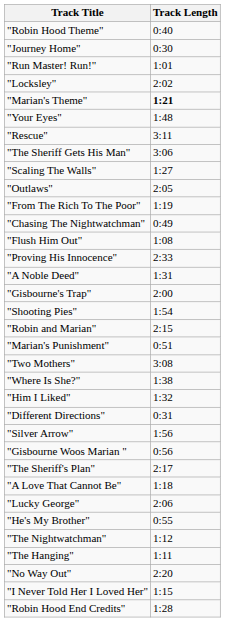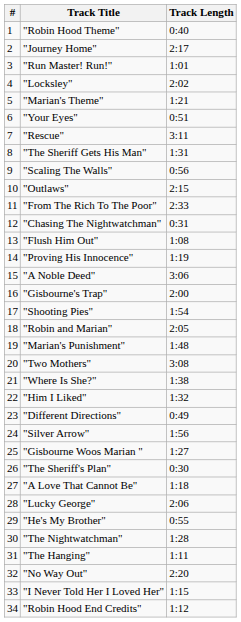+ column: (12, 13)
(163, 48) 0:30 -> (179, 48) 2:17
(163, 100) bold -> (179, 100) normal
(163, 118) 1:48 -> (179, 118) 0:51
(163, 153) 3:06 -> (179, 153) 1:31
(163, 170) 1:27 -> (179, 170) 0:56
(163, 188) 2:05 -> (179, 188) 2:15
(163, 205) 1:19 -> (179, 205) 2:33
(163, 223) 0:49 -> (179, 223) 0:31
(163, 258) 2:33 -> (179, 258) 1:19
(163, 275) 1:31 -> (179, 275) 3:06
(163, 328) 2:15 -> (179, 328) 2:05
(163, 345) 0:51 -> (179, 345) 1:48
(163, 415) 0:31 -> (179, 415) 0:49
(163, 450) 0:56 -> (179, 450) 1:27
(163, 468) 2:17 -> (179, 468) 0:30
(163, 538) 1:12 -> (179, 538) 1:28
(163, 608) 1:28 -> (179, 608) 1:12
